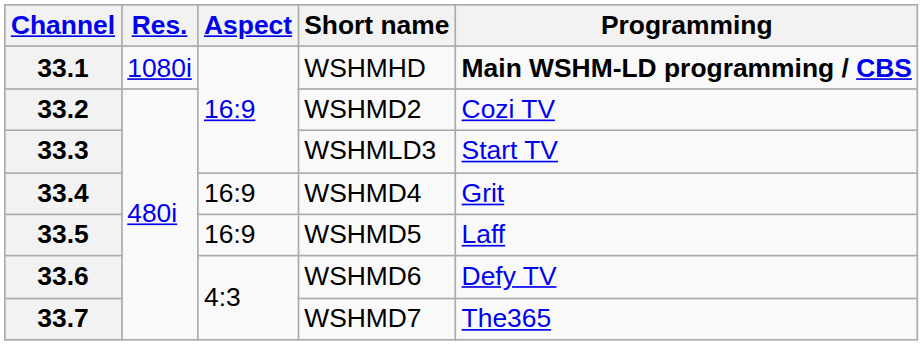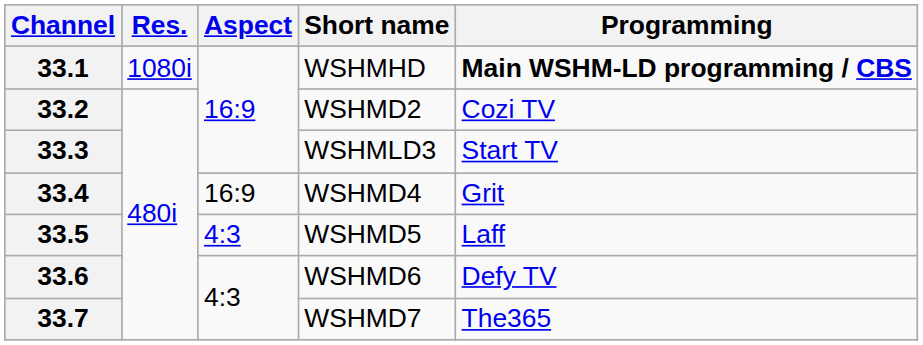(230, 234) 16:9 -> (222, 234) 4:3
